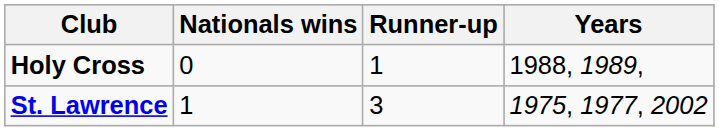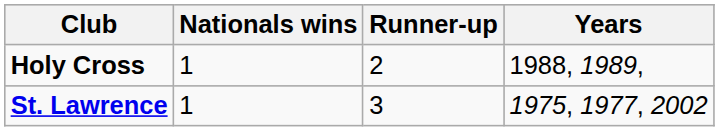(186, 65) 0 -> (186, 65) 1
(376, 65) 1 -> (376, 65) 2
